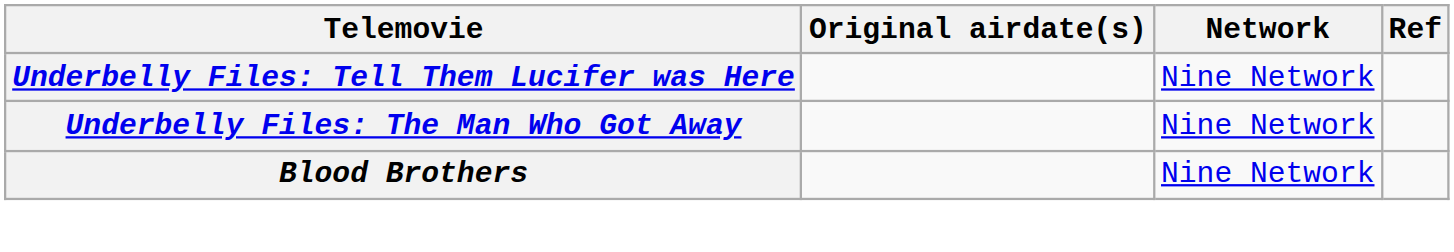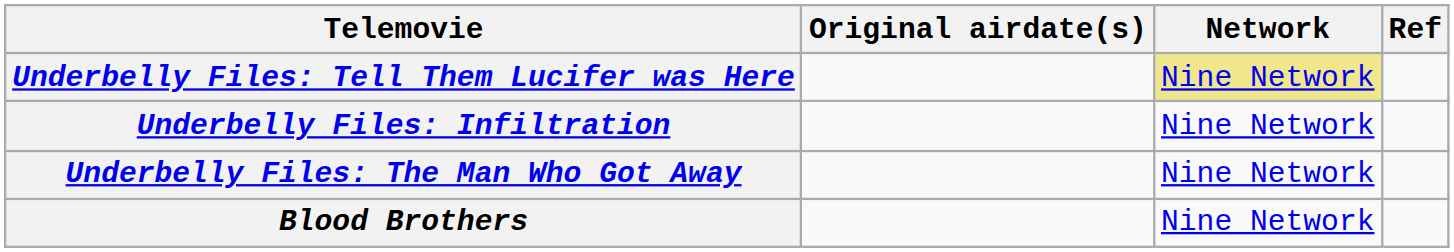(1268, 78) no background -> (1268, 78) khaki background
+ row: (404, 126)
